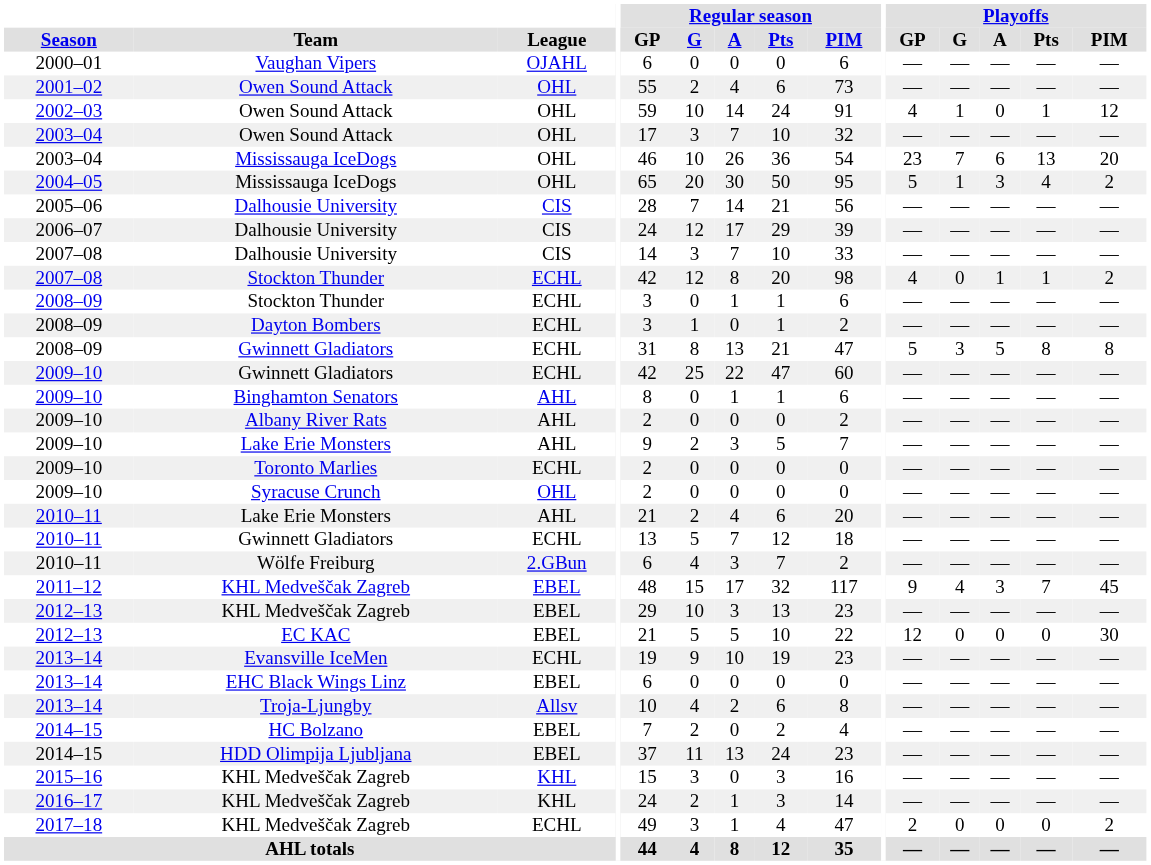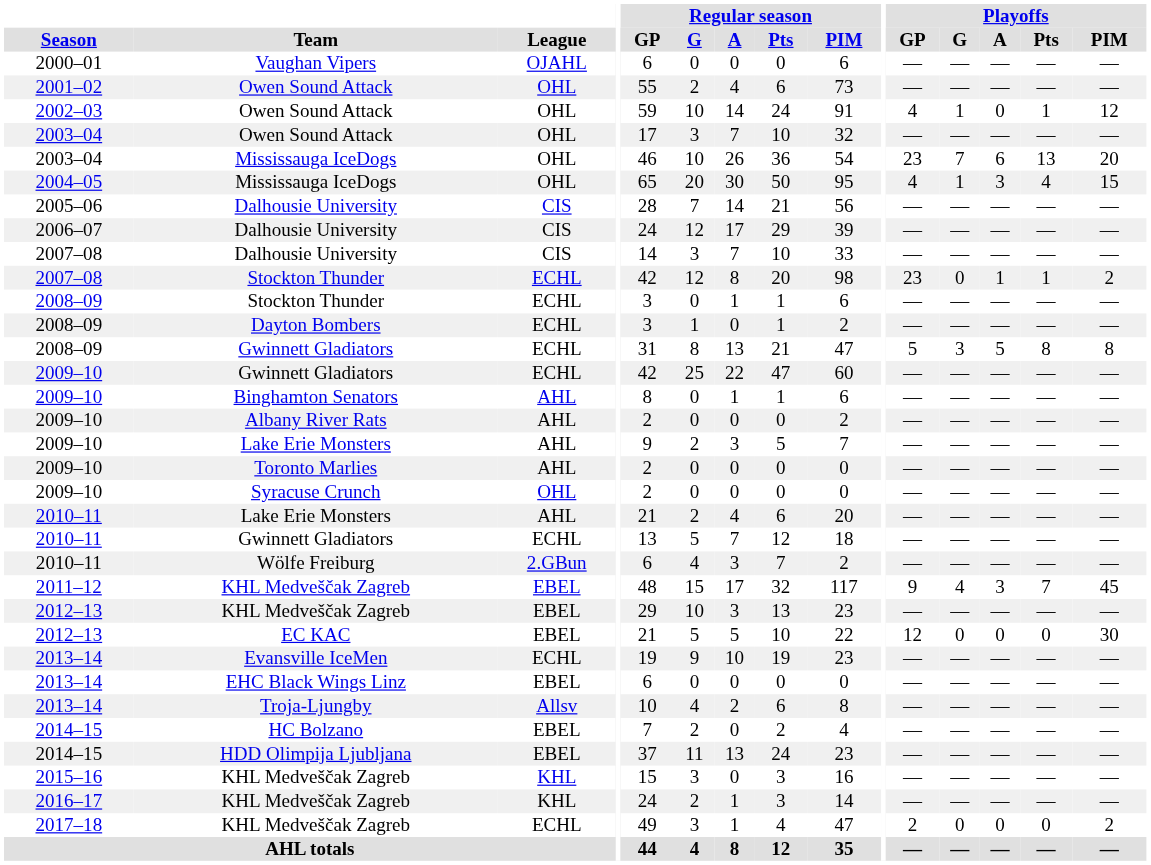(912, 182) 5 -> (912, 182) 4
(1109, 182) 2 -> (1109, 182) 15
(912, 277) 4 -> (912, 277) 23
(557, 468) ECHL -> (557, 468) AHL
